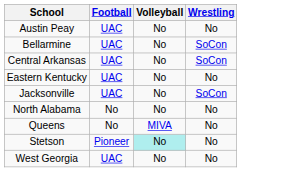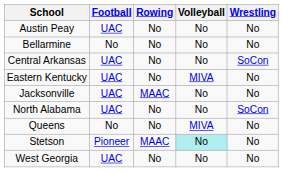+ column: (155, 12)
(112, 45) UAC -> (112, 45) No
(211, 45) SoCon -> (253, 45) No
(160, 77) No -> (201, 77) MIVA
(211, 93) SoCon -> (253, 93) No
(112, 110) No -> (112, 110) UAC
(211, 110) No -> (253, 110) SoCon
